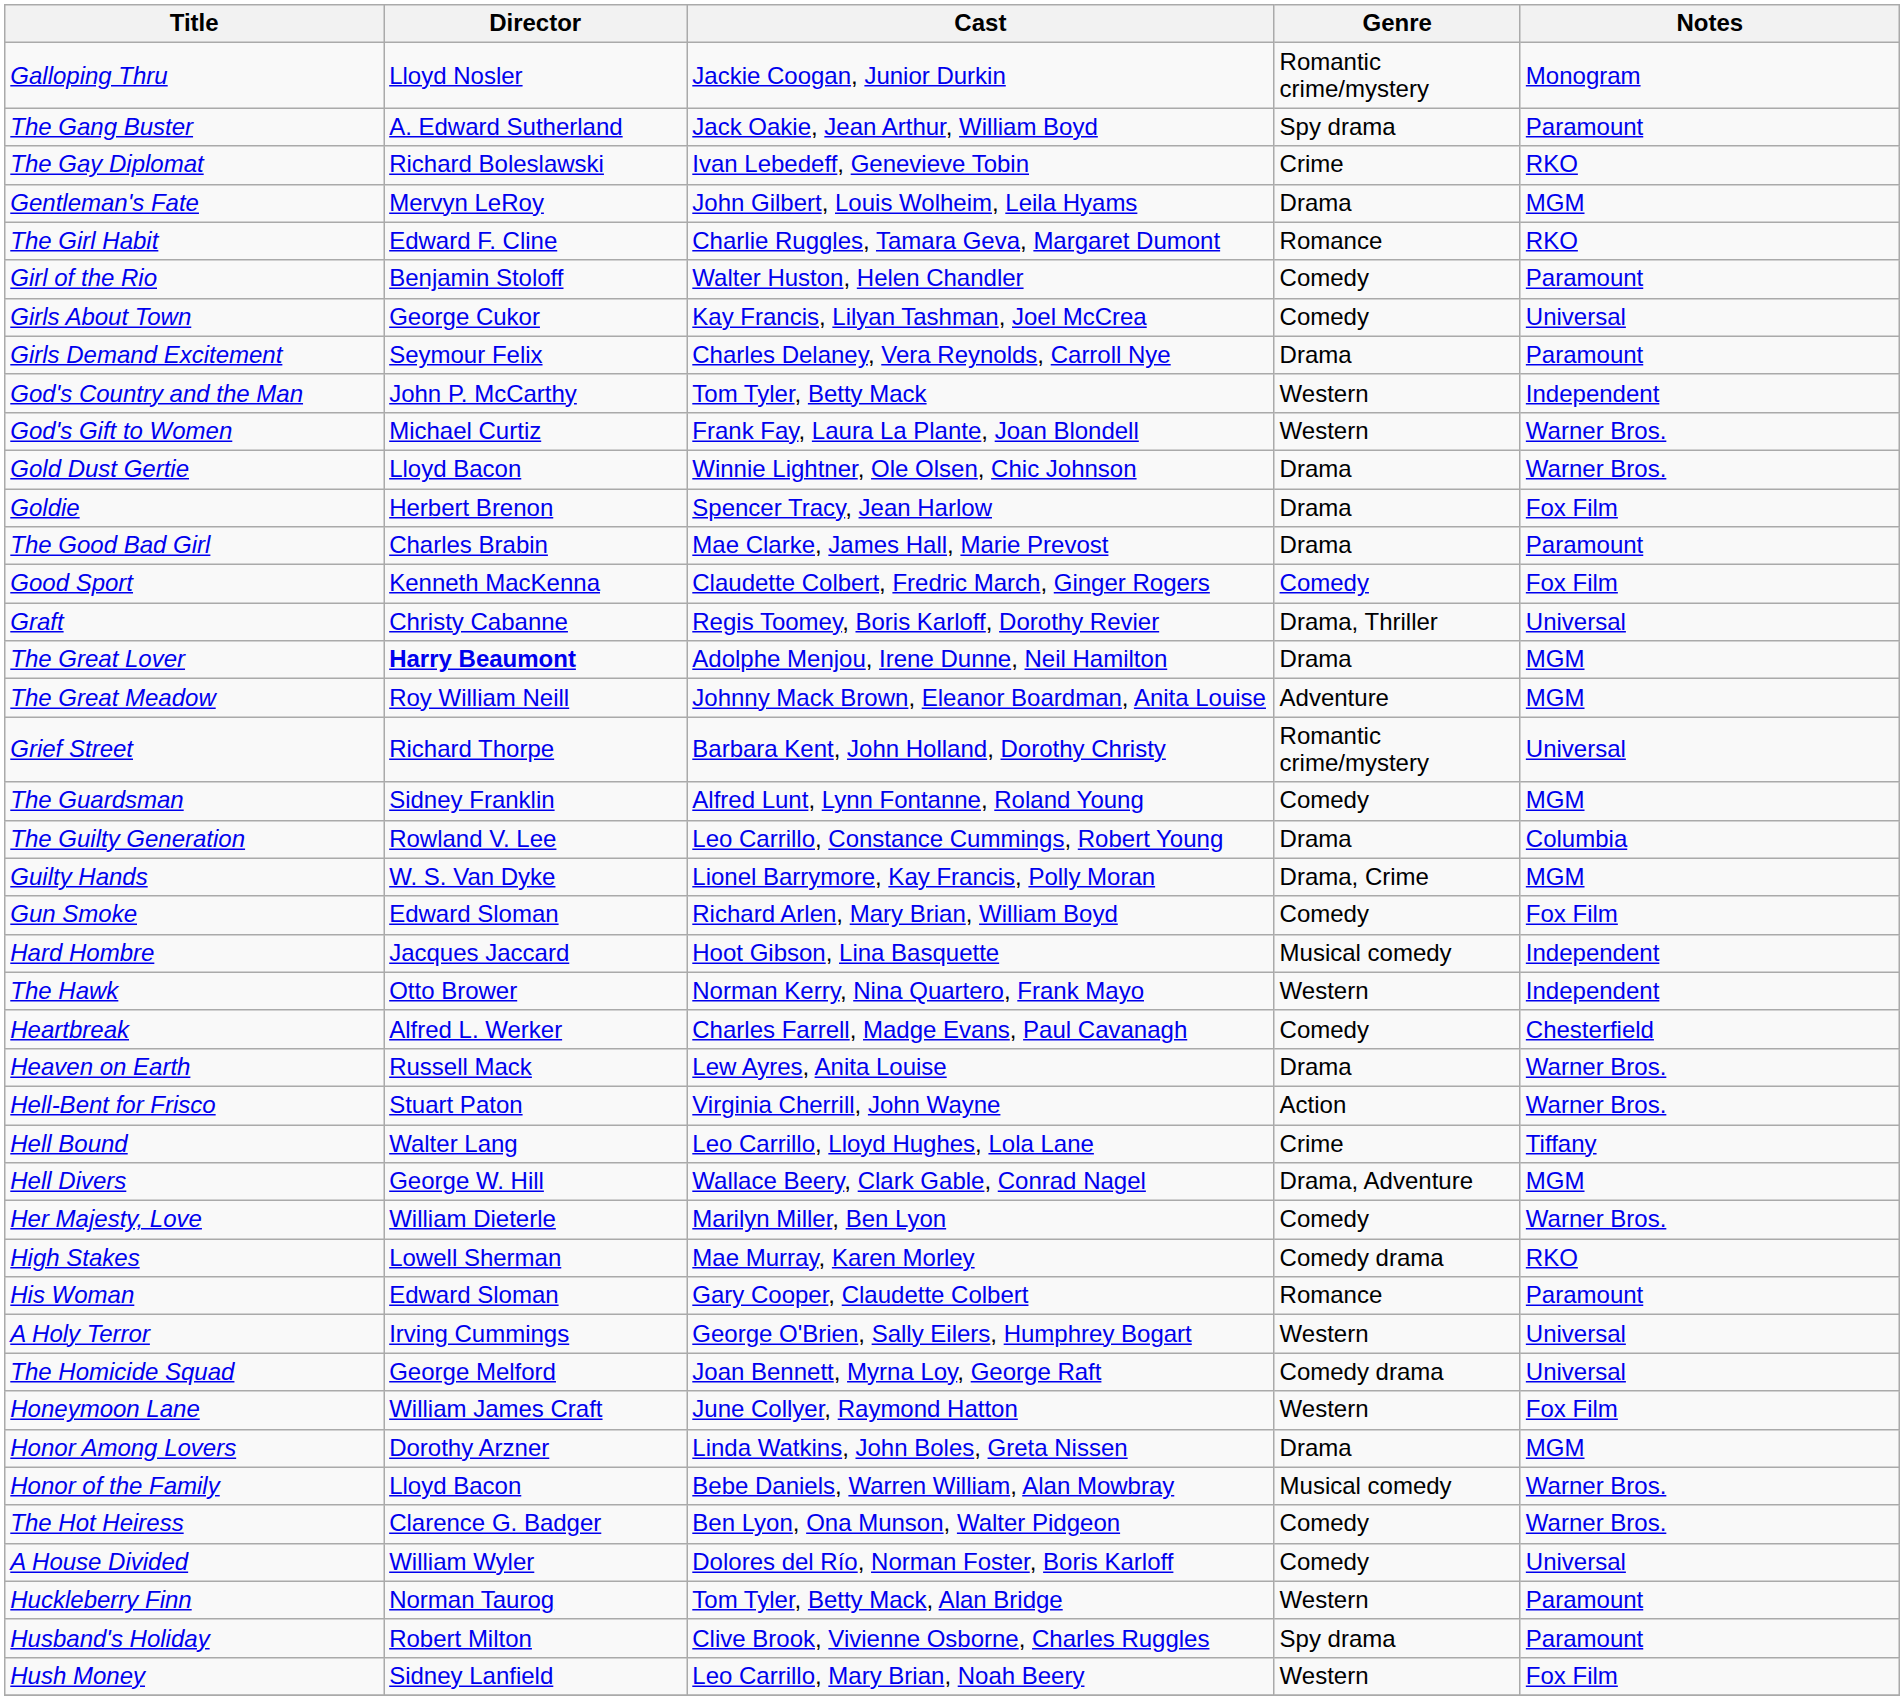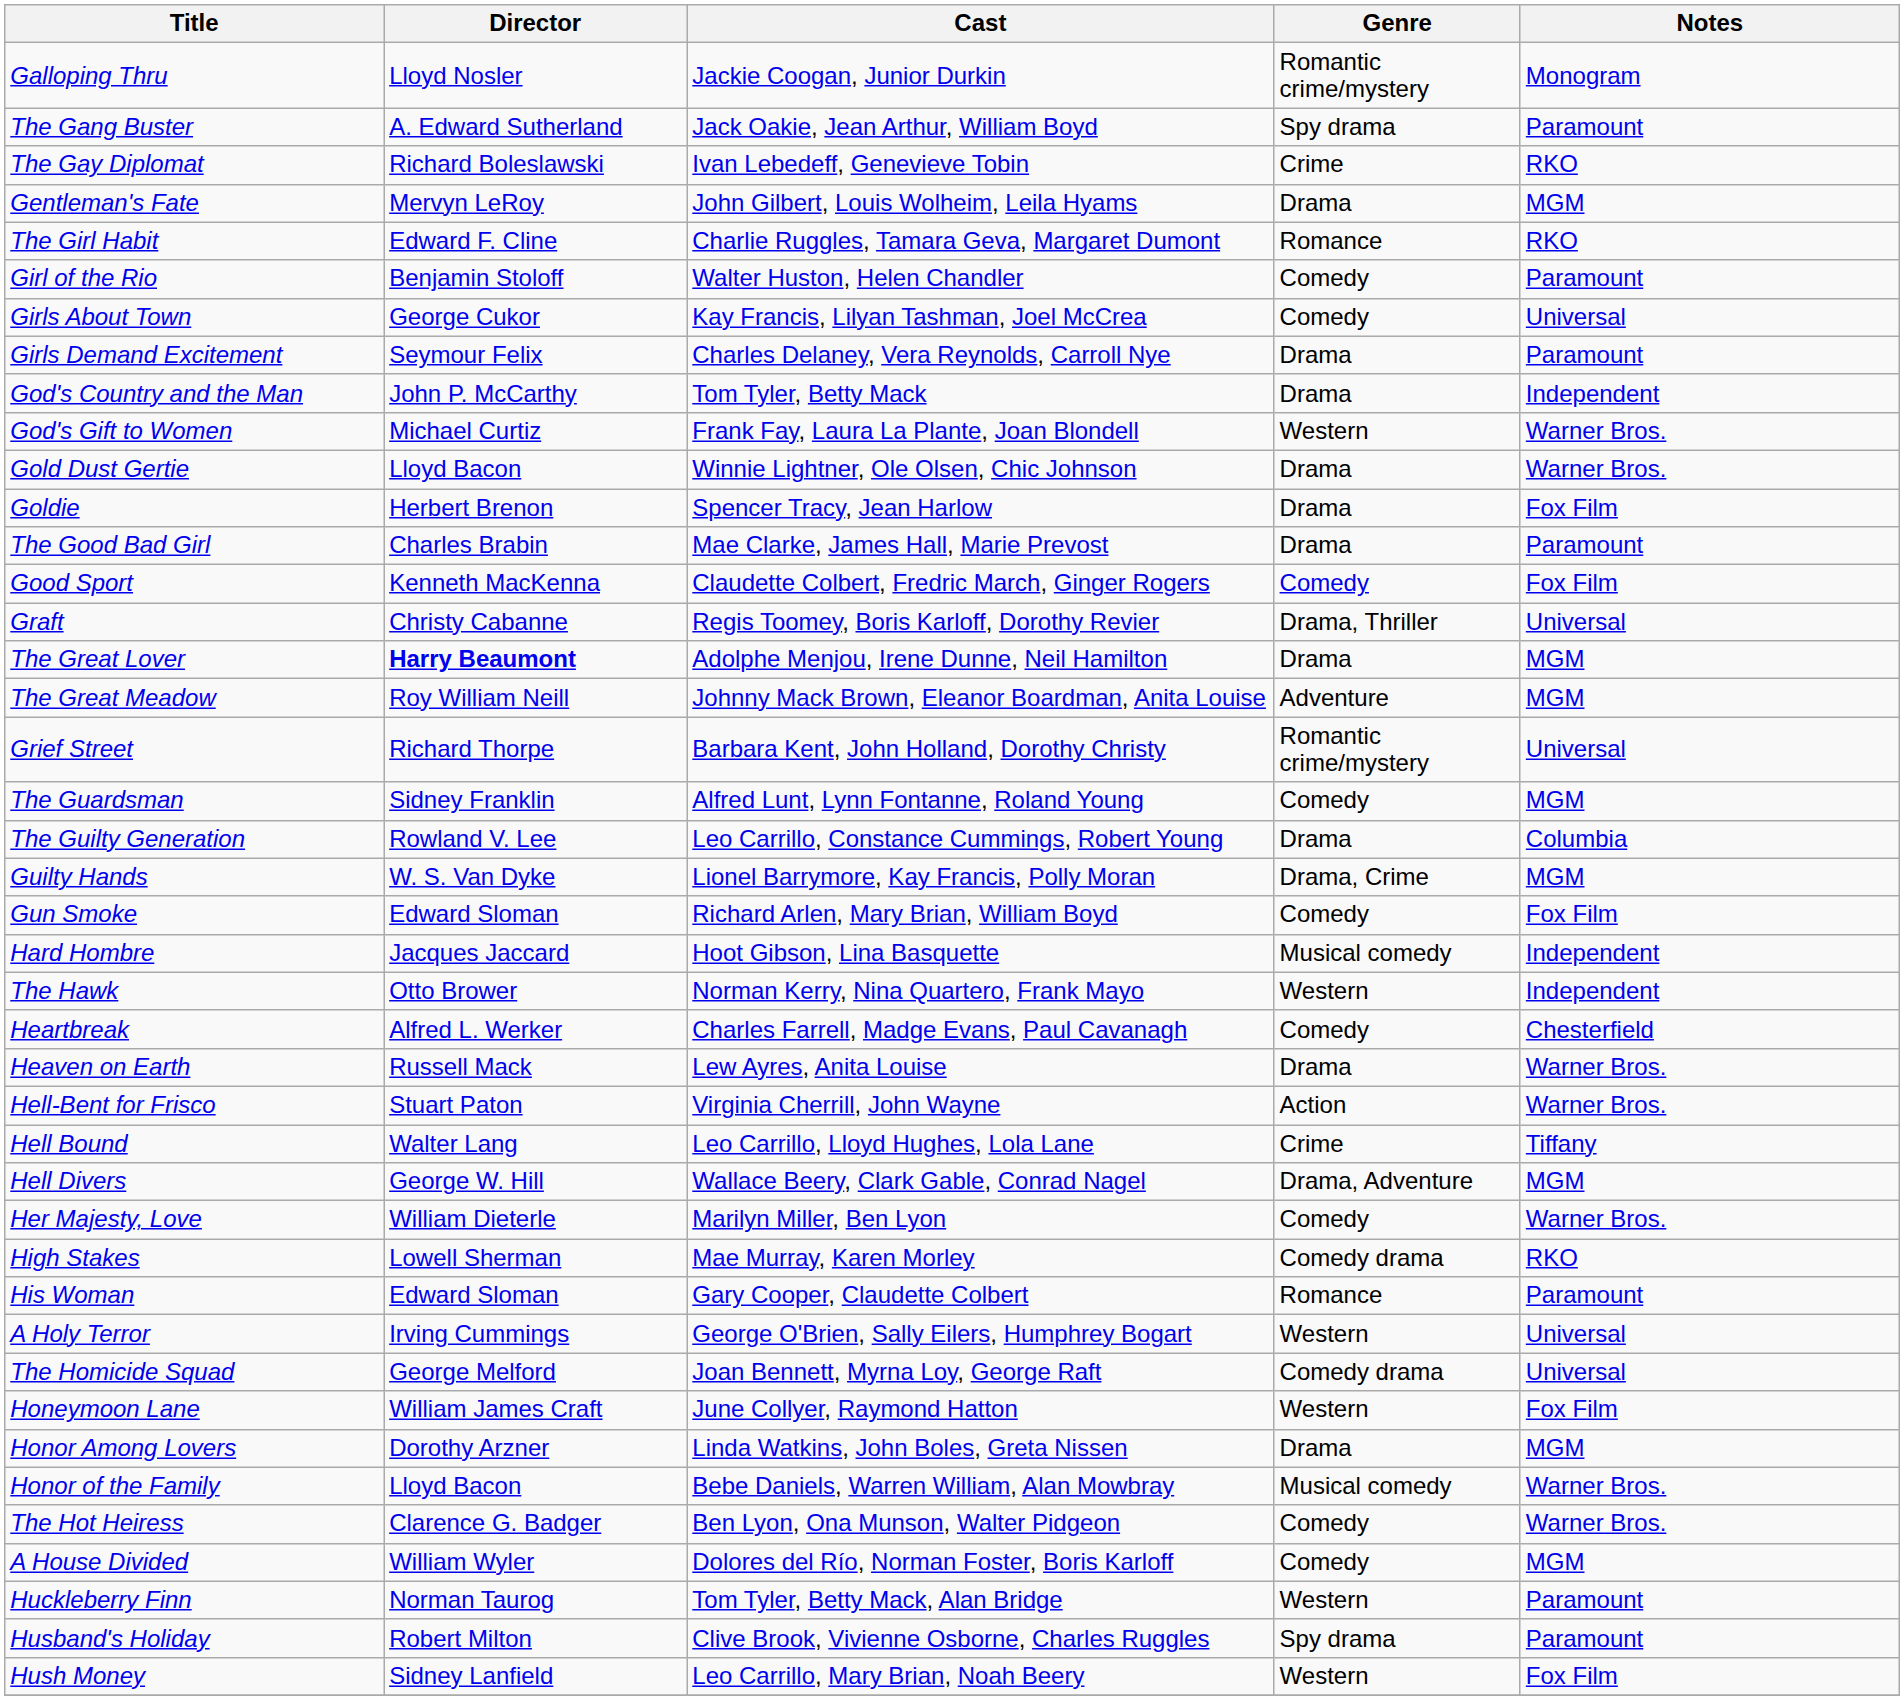(1324, 393) Western -> (1316, 393) Drama
(1576, 1561) Universal -> (1555, 1561) MGM
